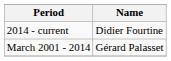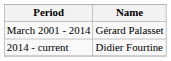rows swapped: (49, 47) <-> (38, 30)
